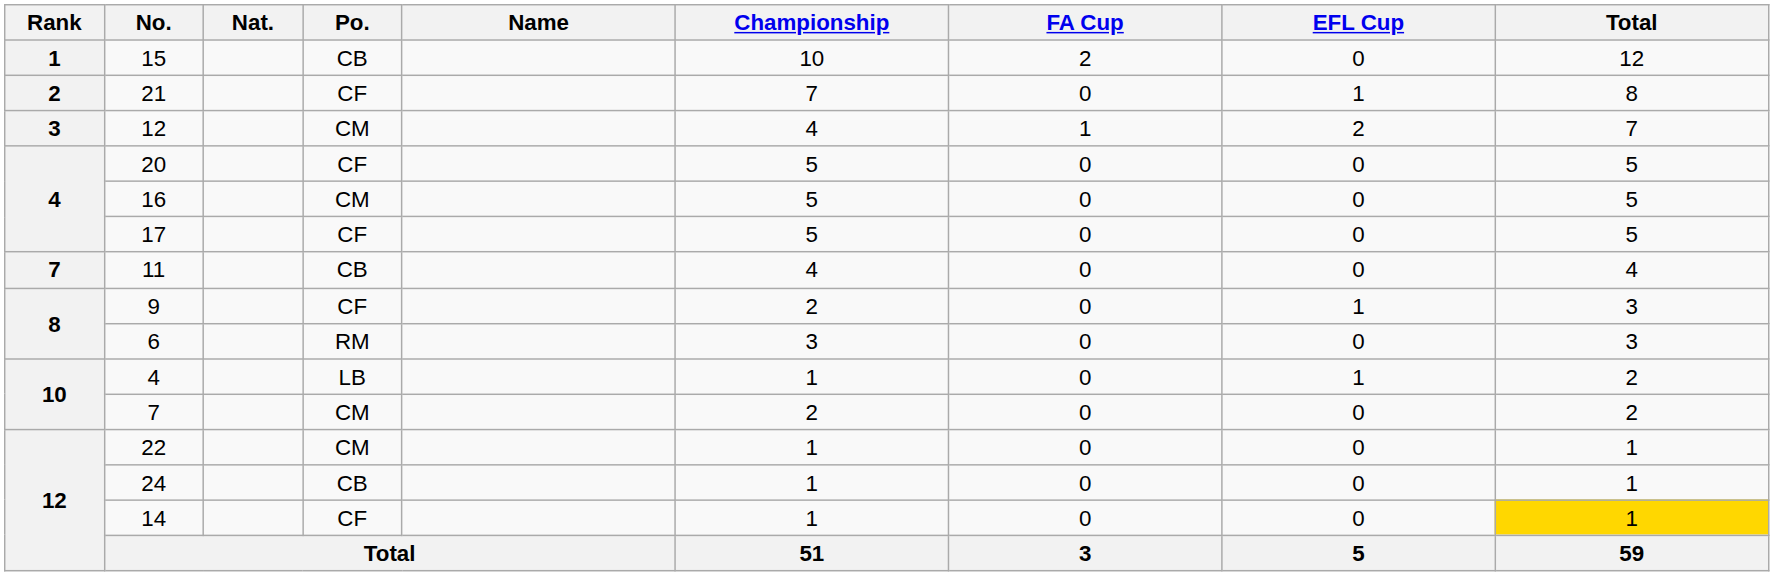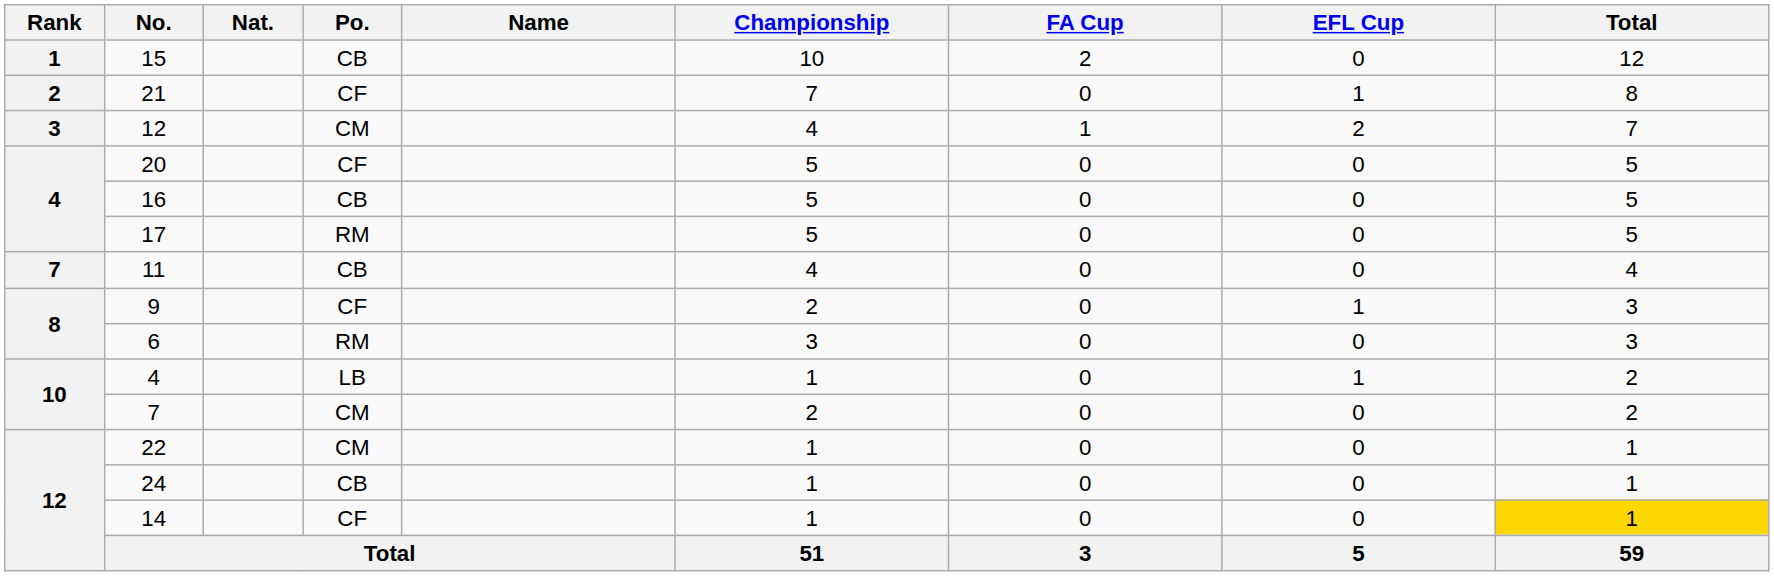(352, 199) CM -> (352, 199) CB
(352, 235) CF -> (352, 235) RM
